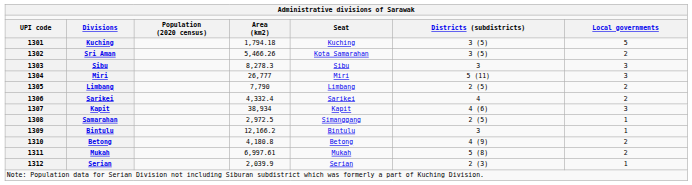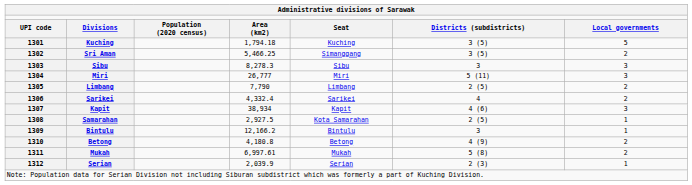(260, 54) 5,466.26 -> (260, 54) 5,466.25
(341, 54) Kota Samarahan -> (341, 54) Simanggang
(260, 120) 2,972.5 -> (260, 120) 2,927.5
(341, 120) Simanggang -> (341, 120) Kota Samarahan
